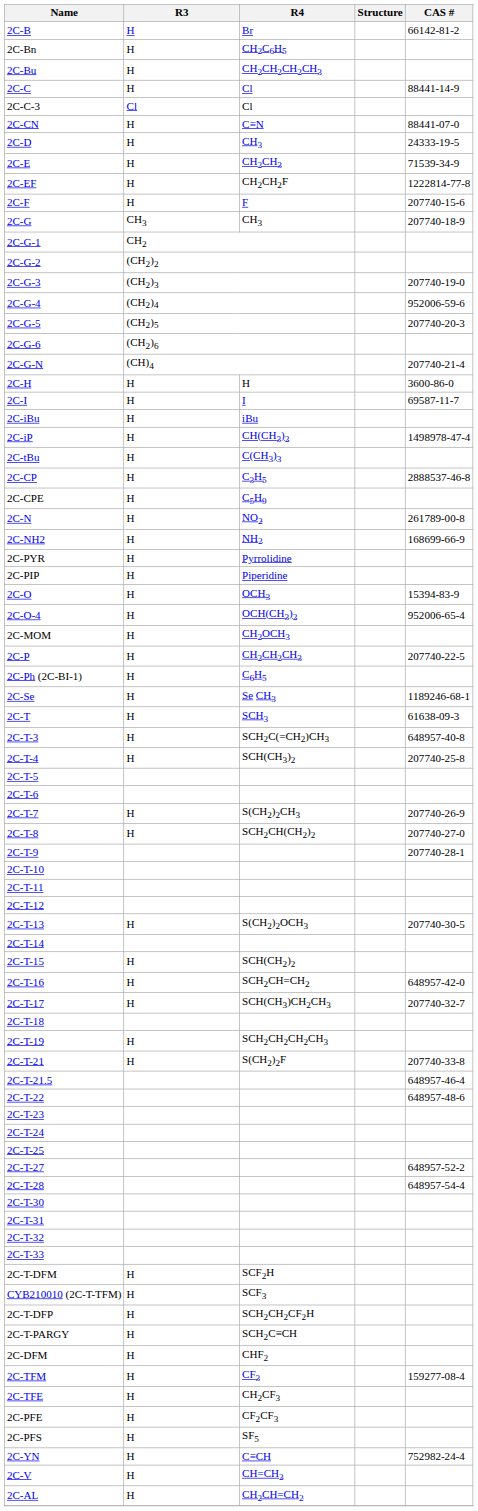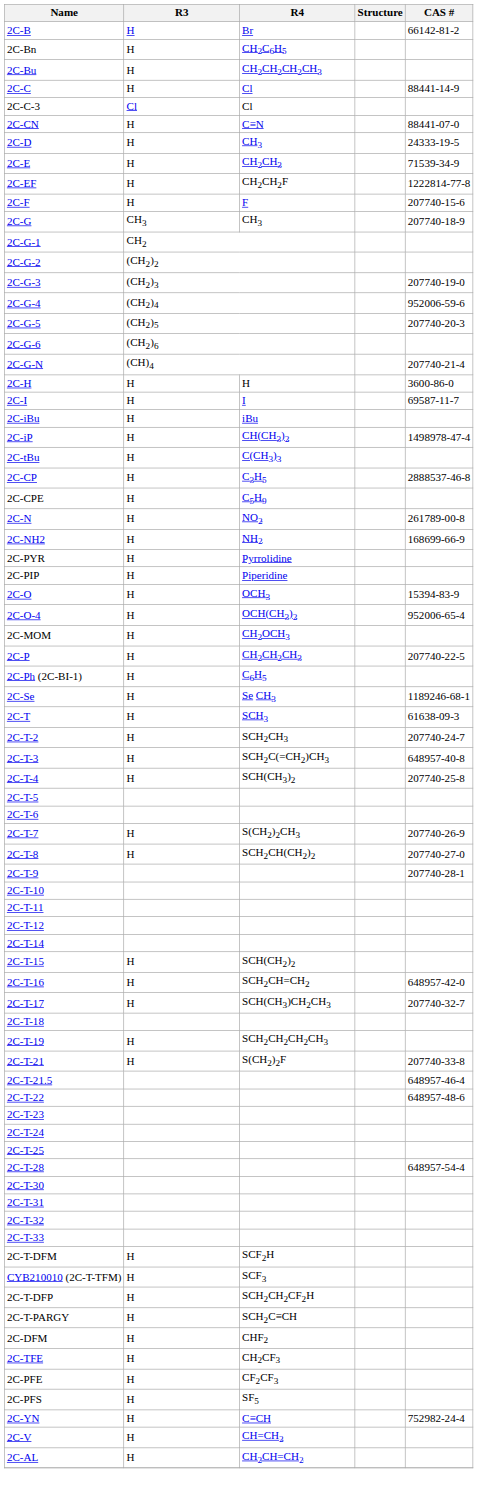+ row: (23, 737)
- row: (25, 924)
- row: (25, 1167)
- row: (27, 1376)
